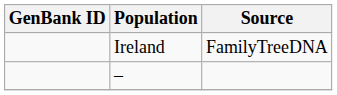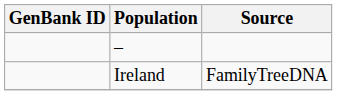rows swapped: (139, 47) <-> (119, 75)
